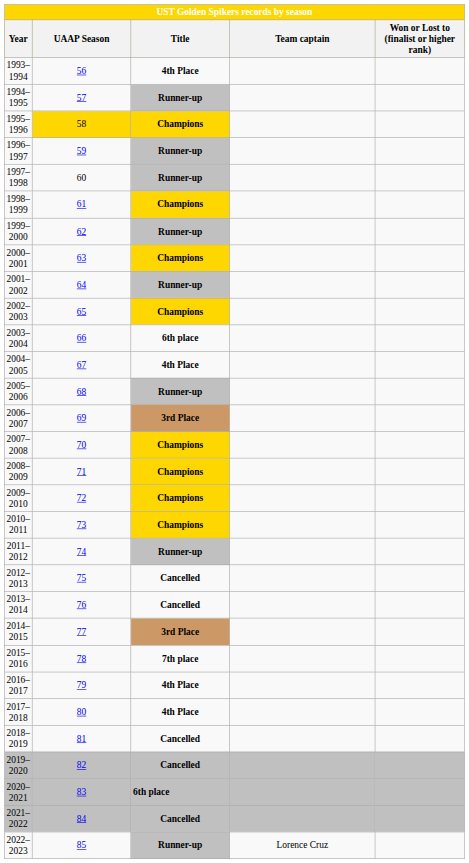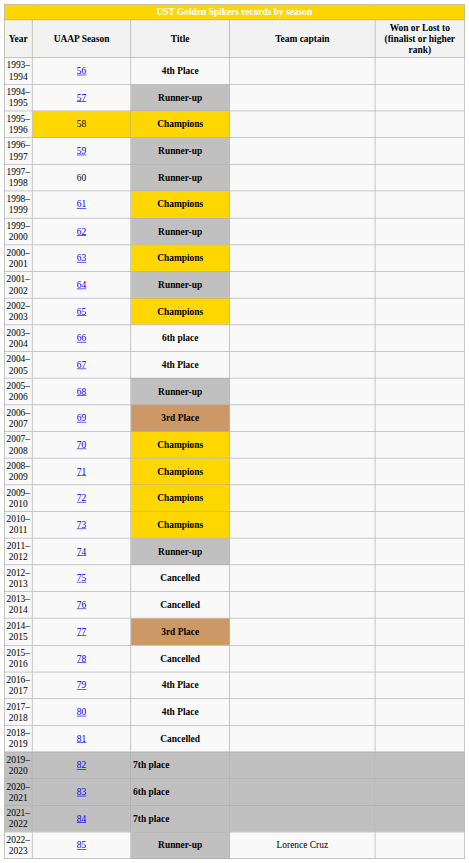(180, 658) 7th place -> (180, 658) Cancelled
(180, 765) Cancelled -> (151, 765) 7th place
(180, 818) Cancelled -> (151, 818) 7th place
